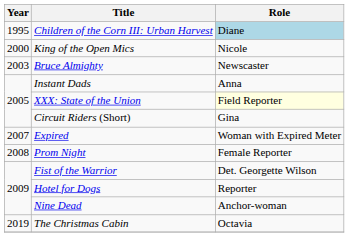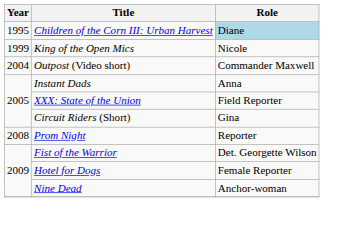(18, 48) 2000 -> (18, 48) 1999
- row: (68, 65)
+ row: (82, 65)
(250, 100) lightyellow background -> (250, 100) no background
- row: (51, 135)
(255, 153) Female Reporter -> (237, 135) Reporter
(237, 188) Reporter -> (255, 170) Female Reporter
- row: (81, 223)
